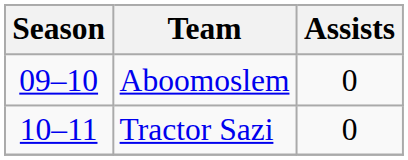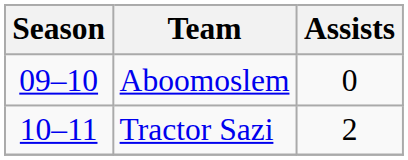(350, 129) 0 -> (350, 129) 2
